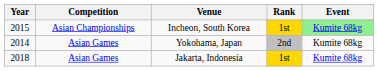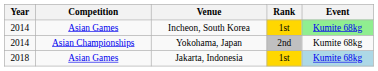(20, 28) 2015 -> (20, 28) 2014
(93, 28) Asian Championships -> (93, 28) Asian Games
(93, 43) Asian Games -> (93, 43) Asian Championships
(338, 58) no background -> (338, 58) lightblue background
